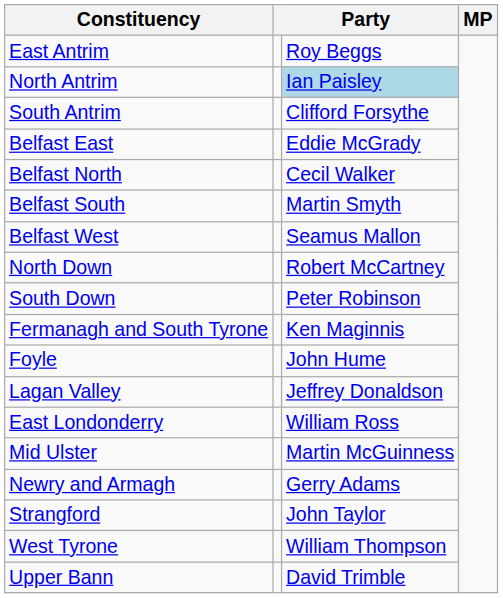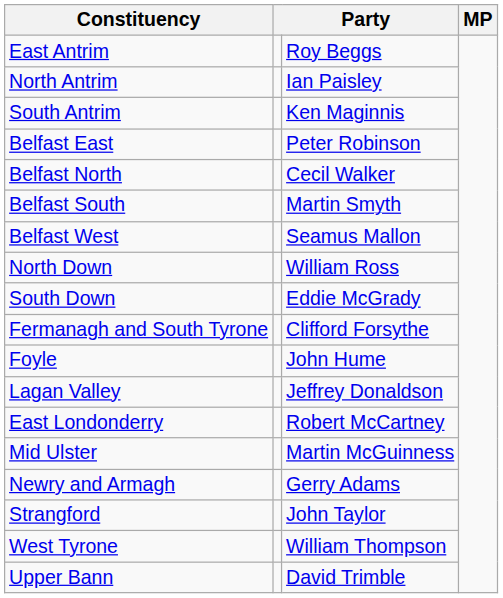(334, 81) lightblue background -> (334, 81) no background
(358, 112) Clifford Forsythe -> (345, 112) Ken Maginnis
(353, 143) Eddie McGrady -> (353, 143) Peter Robinson
(365, 267) Robert McCartney -> (343, 267) William Ross
(353, 298) Peter Robinson -> (353, 298) Eddie McGrady
(345, 329) Ken Maginnis -> (358, 329) Clifford Forsythe
(343, 422) William Ross -> (365, 422) Robert McCartney
